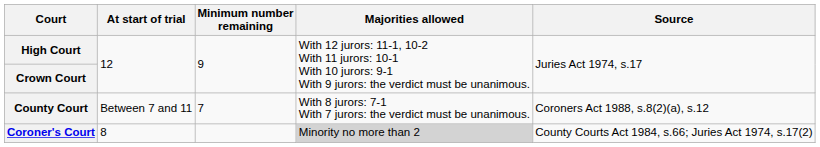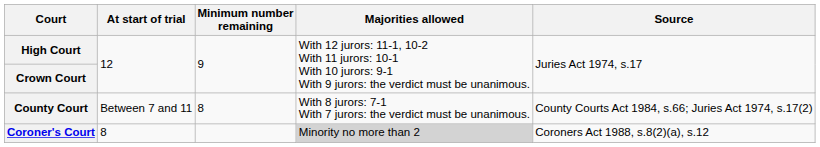(201, 108) 7 -> (201, 108) 8
(622, 108) Coroners Act 1988, s.8(2)(a), s.12 -> (674, 108) County Courts Act 1984, s.66; Juries Act 1974, s.17(2)
(674, 133) County Courts Act 1984, s.66; Juries Act 1974, s.17(2) -> (622, 133) Coroners Act 1988, s.8(2)(a), s.12
